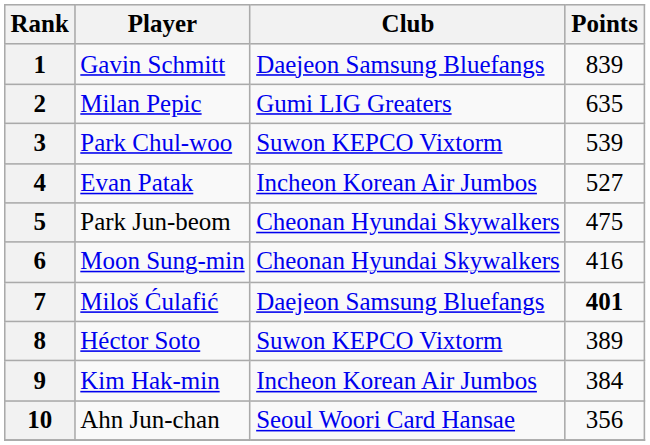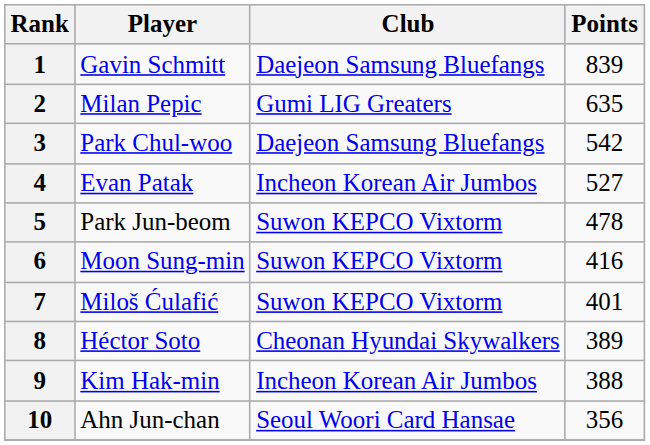(379, 143) Suwon KEPCO Vixtorm -> (400, 143) Daejeon Samsung Bluefangs
(605, 143) 539 -> (605, 143) 542
(408, 222) Cheonan Hyundai Skywalkers -> (379, 222) Suwon KEPCO Vixtorm
(605, 222) 475 -> (605, 222) 478
(408, 261) Cheonan Hyundai Skywalkers -> (379, 261) Suwon KEPCO Vixtorm
(400, 301) Daejeon Samsung Bluefangs -> (379, 301) Suwon KEPCO Vixtorm
(605, 301) bold -> (605, 301) normal
(379, 340) Suwon KEPCO Vixtorm -> (408, 340) Cheonan Hyundai Skywalkers
(605, 380) 384 -> (605, 380) 388
